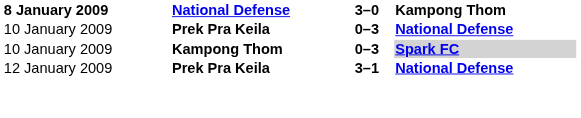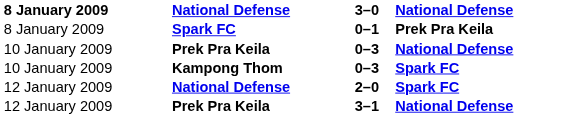(451, 10) Kampong Thom -> (454, 10) National Defense
+ row: (204, 29)
(427, 49) lightgrey background -> (427, 68) no background
+ row: (231, 87)
